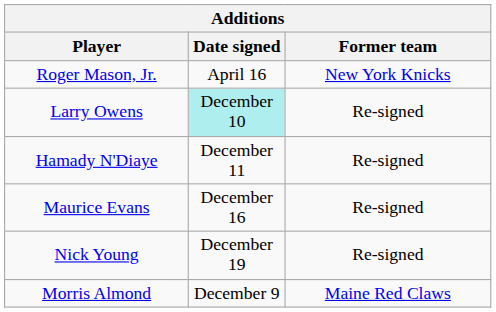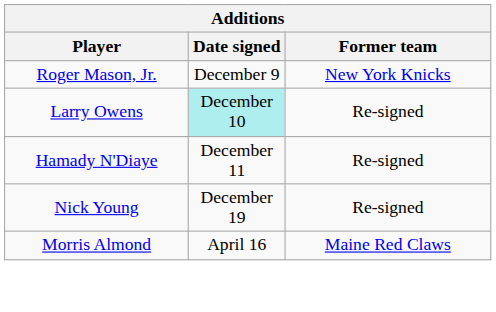(237, 74) April 16 -> (237, 74) December 9
- row: (97, 207)
(237, 293) December 9 -> (237, 245) April 16
